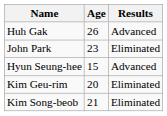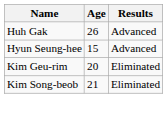- row: (29, 48)
